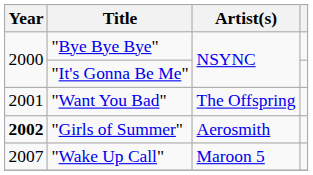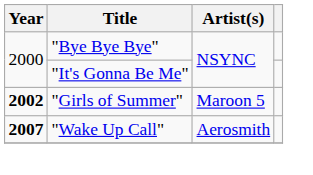- row: (109, 101)
(233, 128) Aerosmith -> (231, 101) Maroon 5
(26, 156) normal -> (26, 128) bold
(231, 156) Maroon 5 -> (233, 128) Aerosmith
